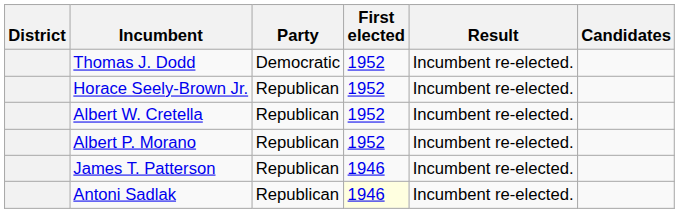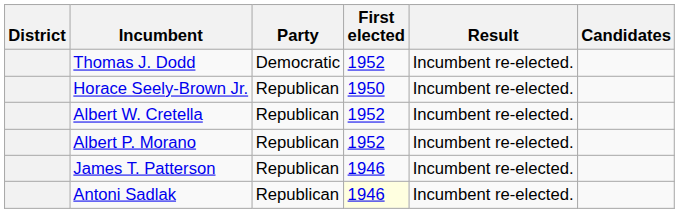(366, 89) 1952 -> (366, 89) 1950
